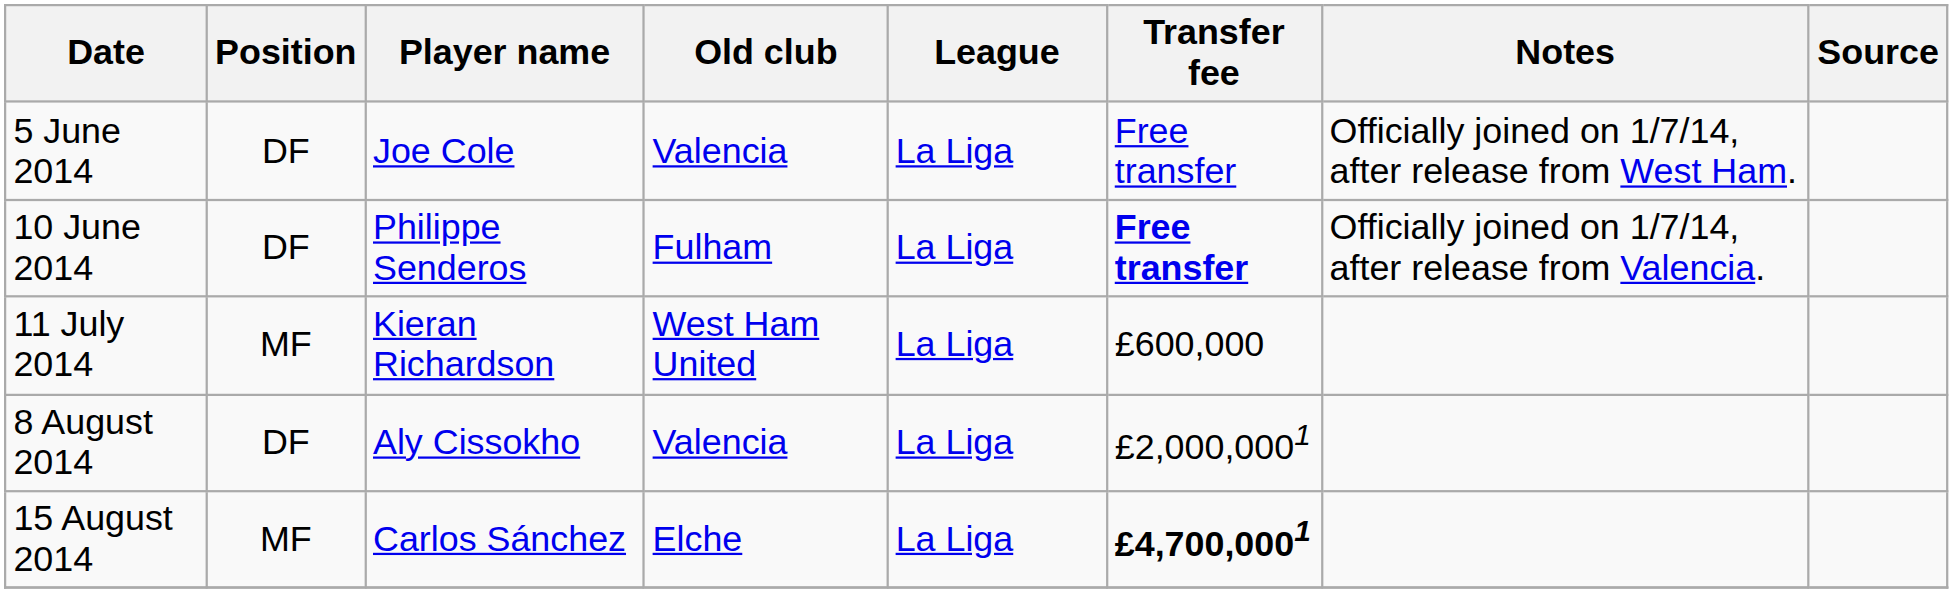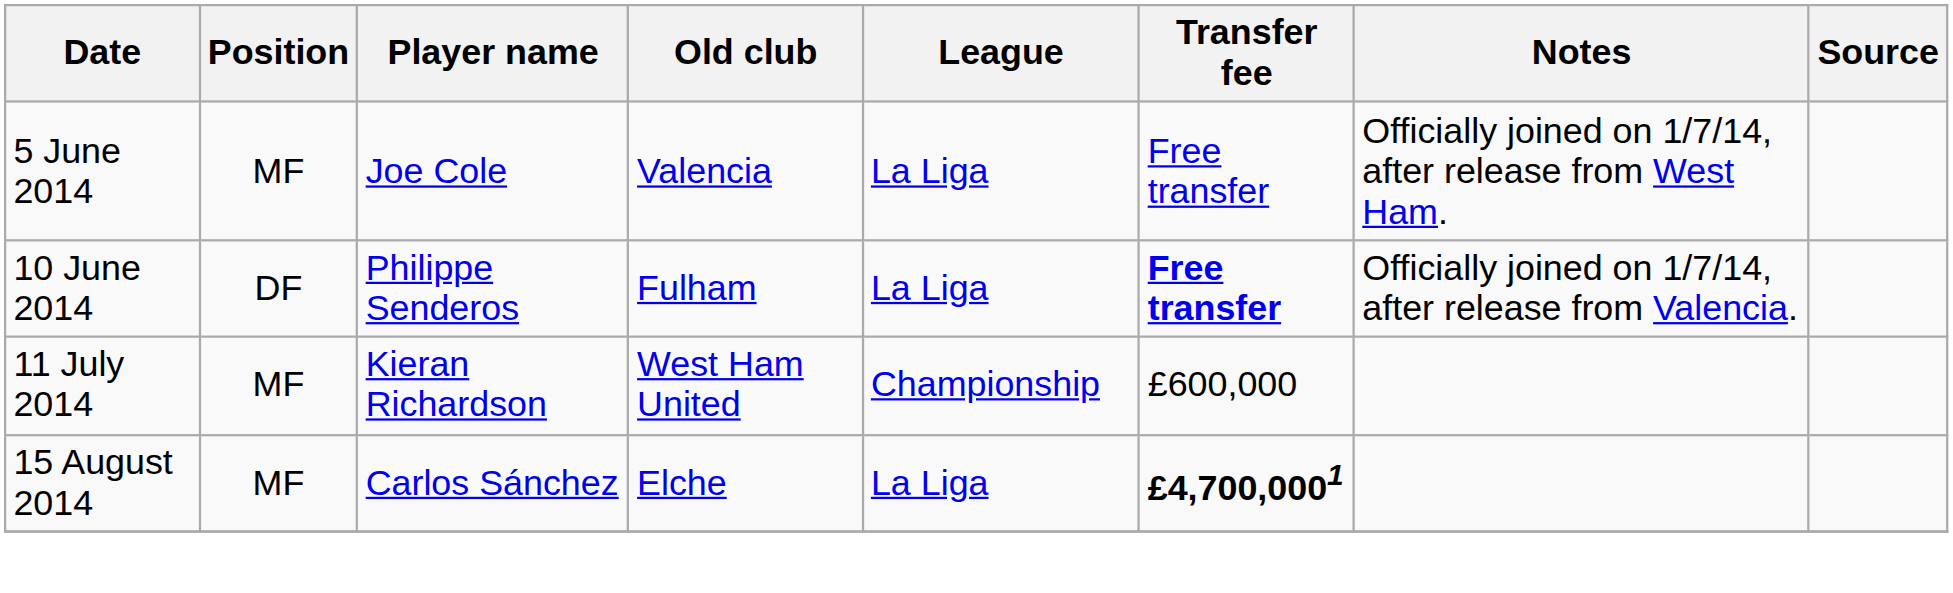(286, 150) DF -> (278, 170) MF
(954, 344) La Liga -> (985, 384) Championship
- row: (83, 441)
